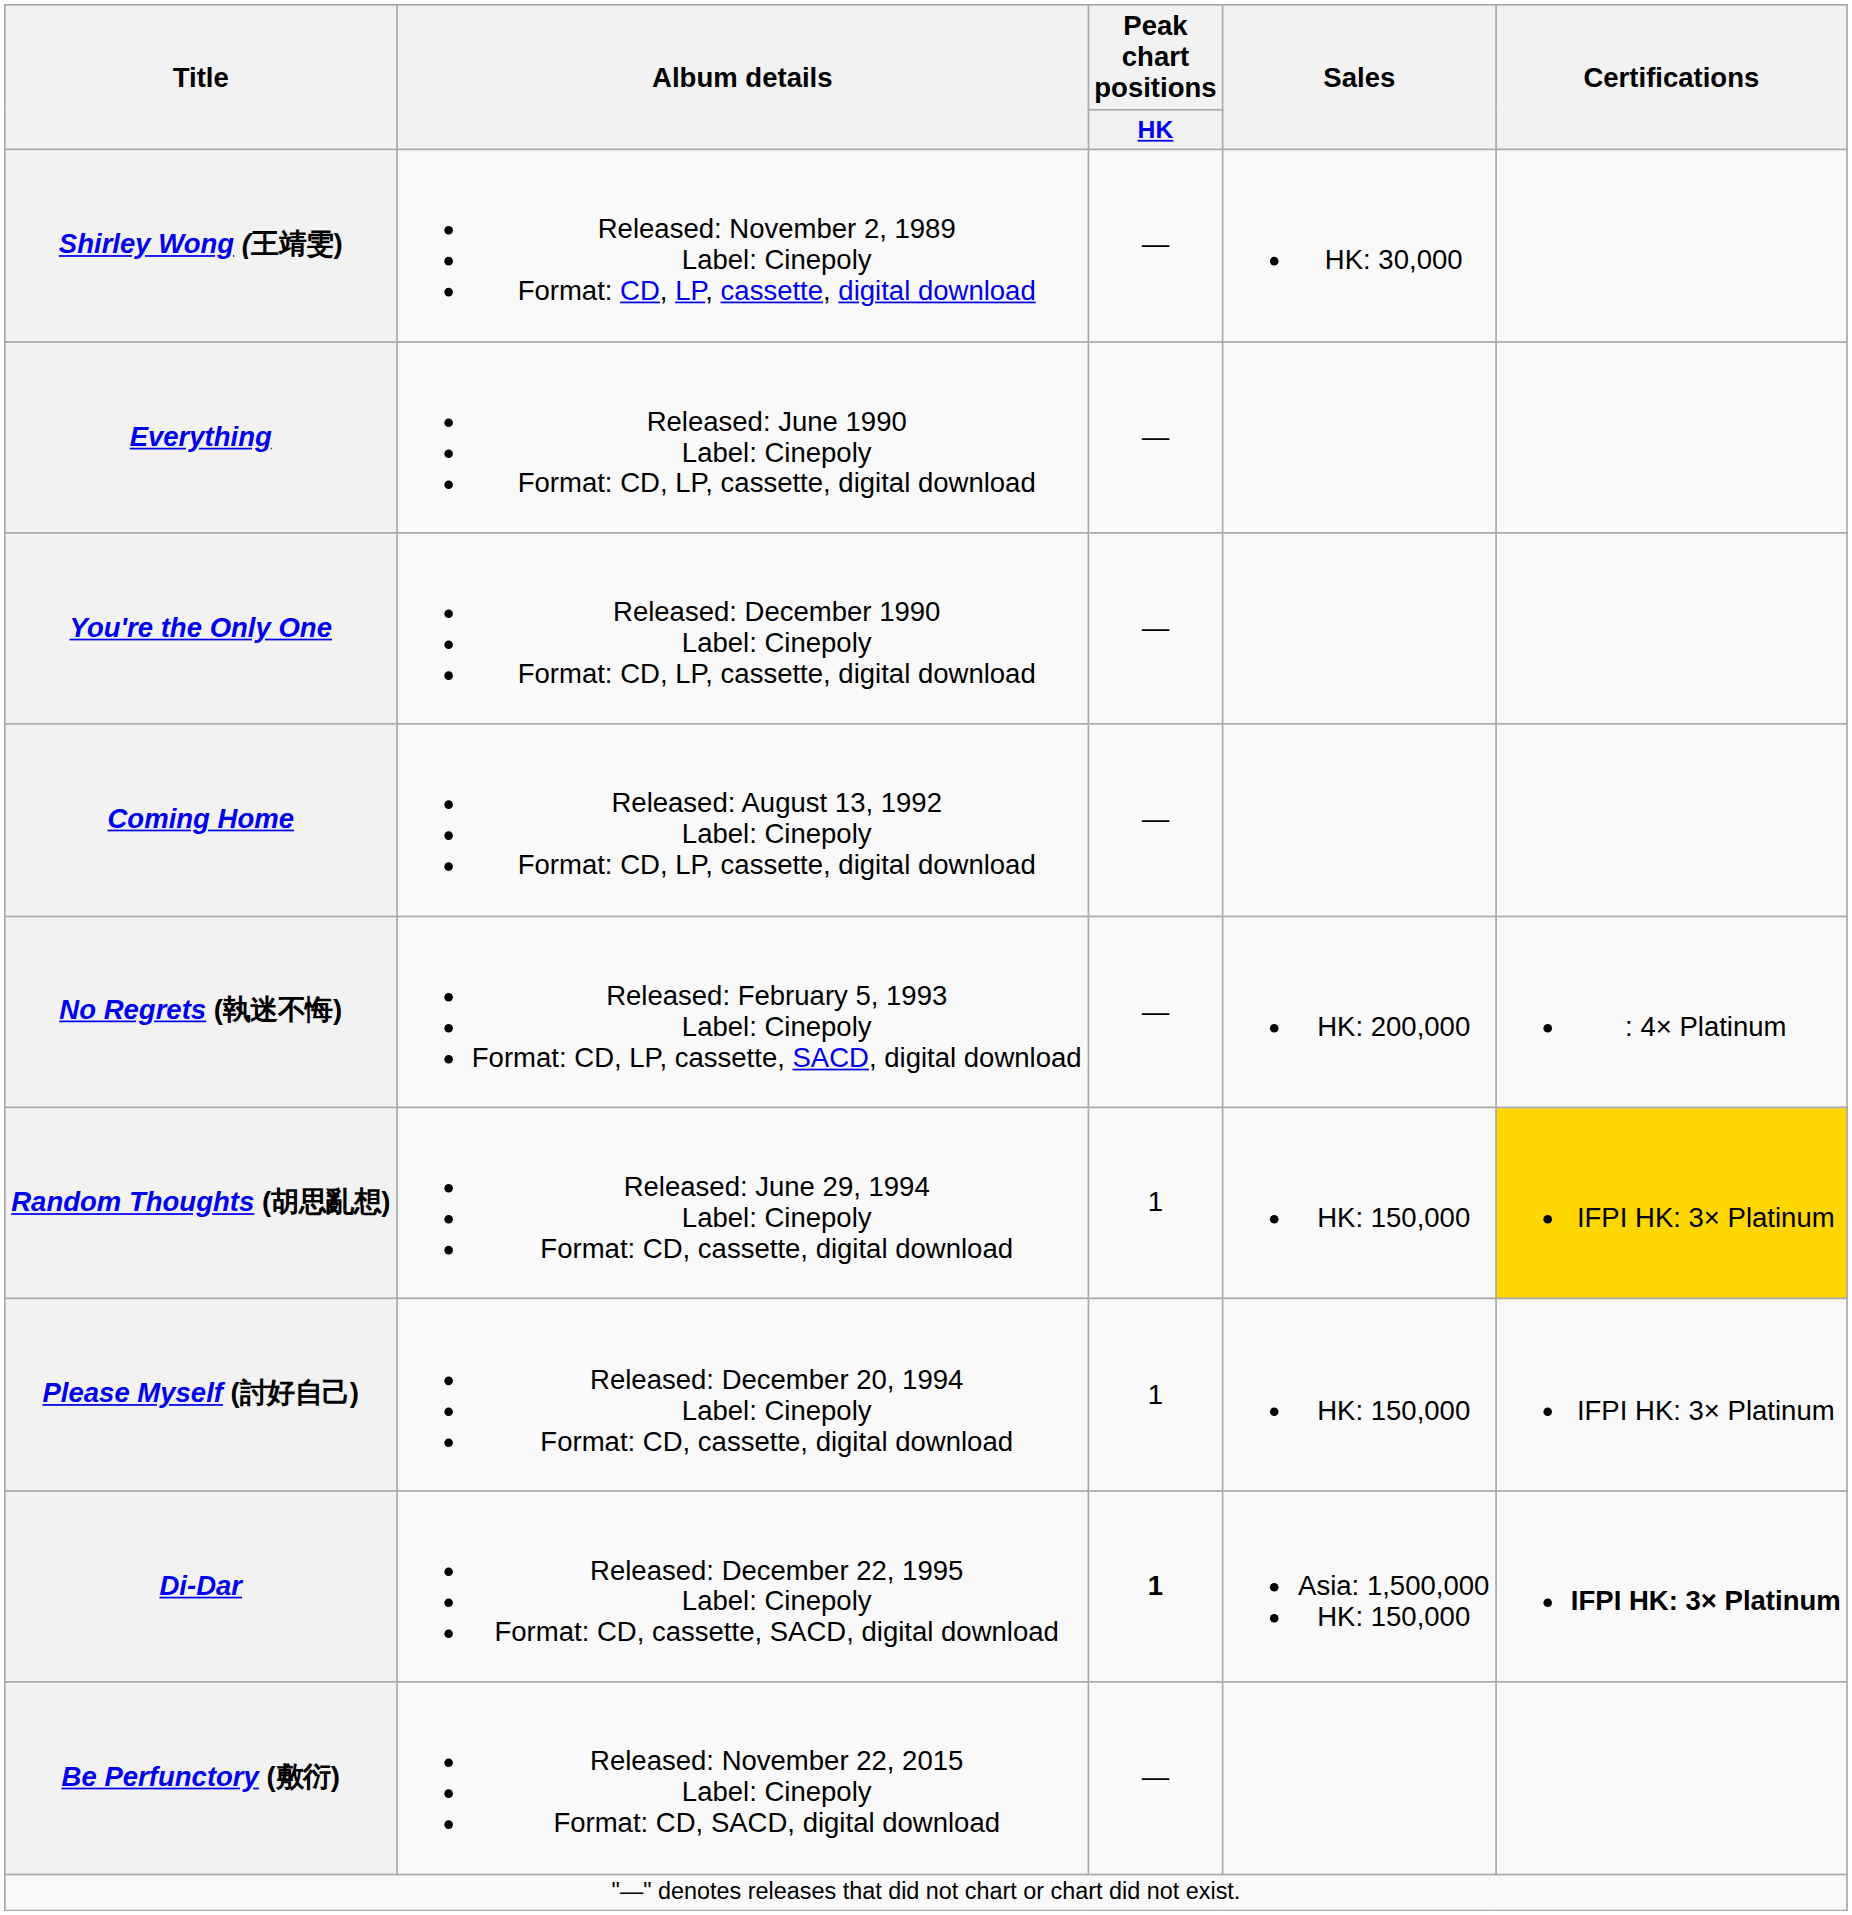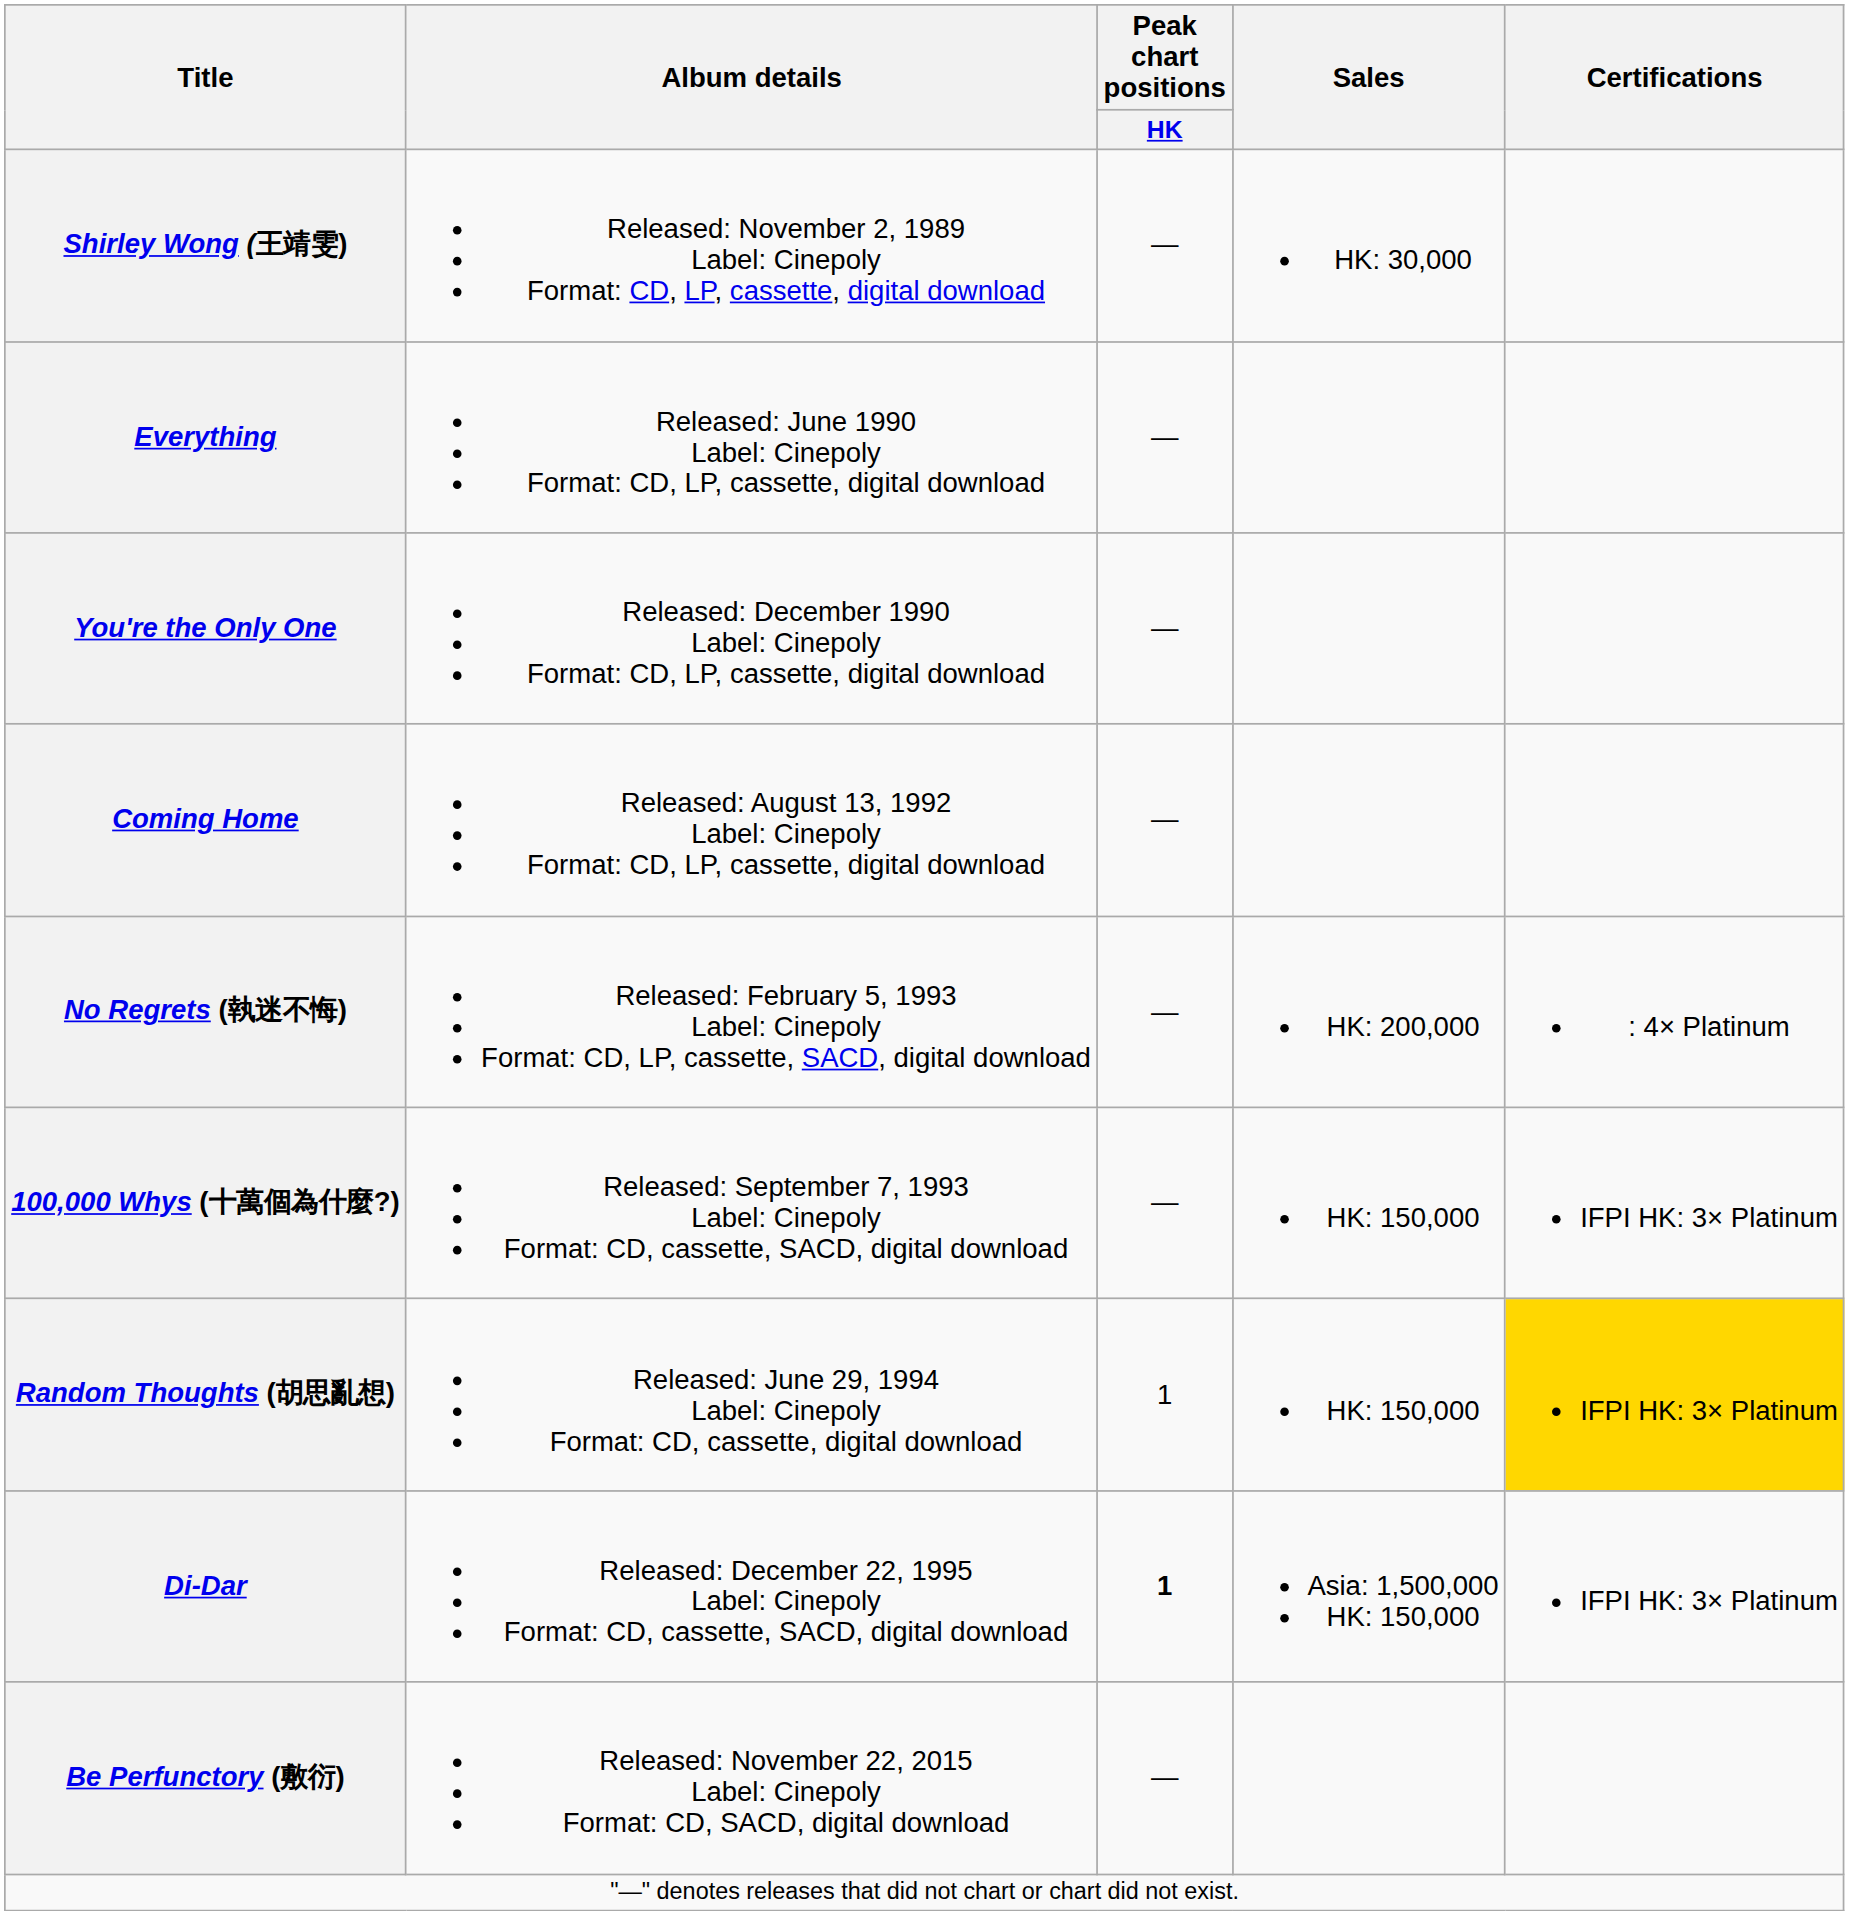+ row: (205, 1201)
- row: (201, 1393)
(1671, 1602) bold -> (1675, 1602) normal
